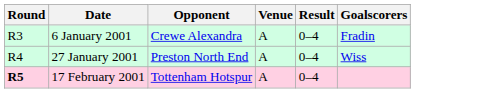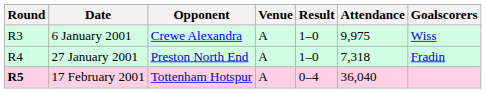+ column: (373, 14)
(309, 35) 0–4 -> (309, 35) 1–0
(358, 35) Fradin -> (424, 35) Wiss
(309, 56) 0–4 -> (309, 56) 1–0
(353, 56) Wiss -> (428, 56) Fradin
